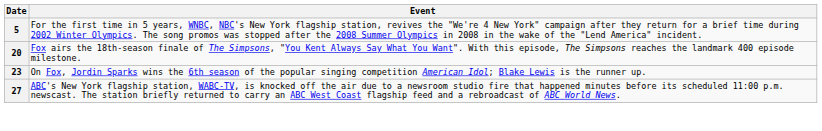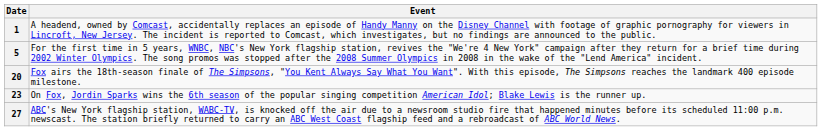+ row: (17, 30)
